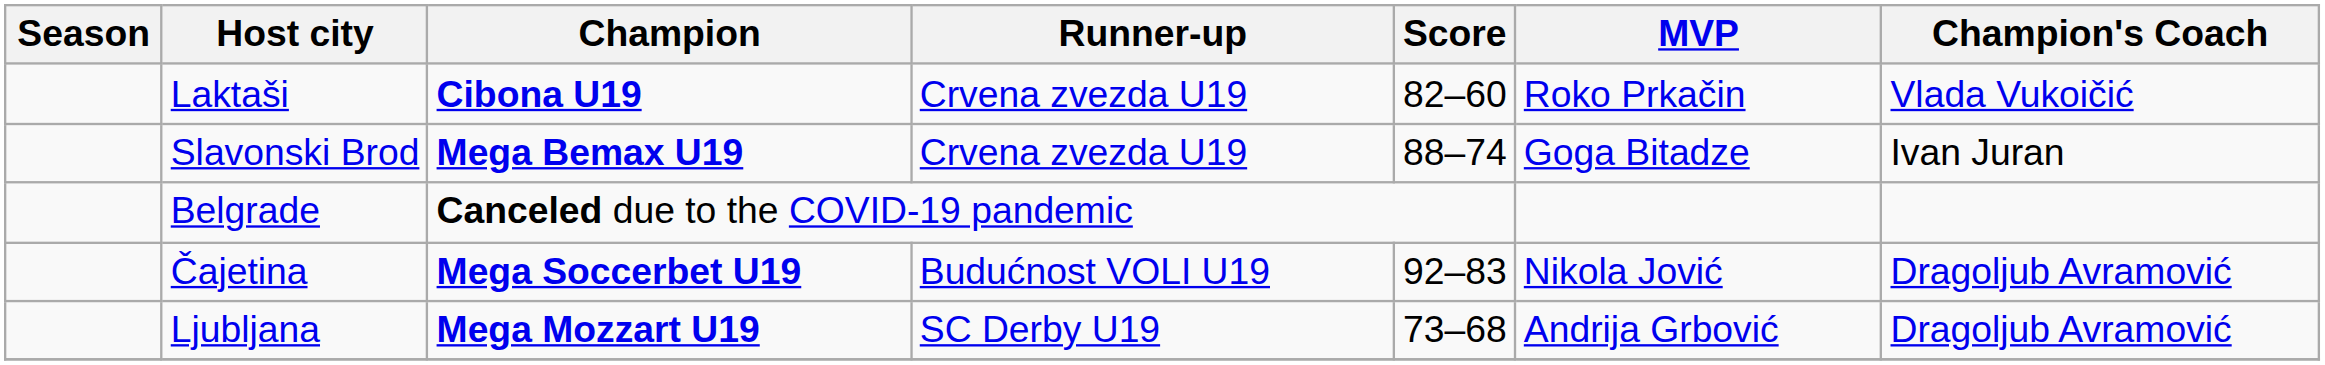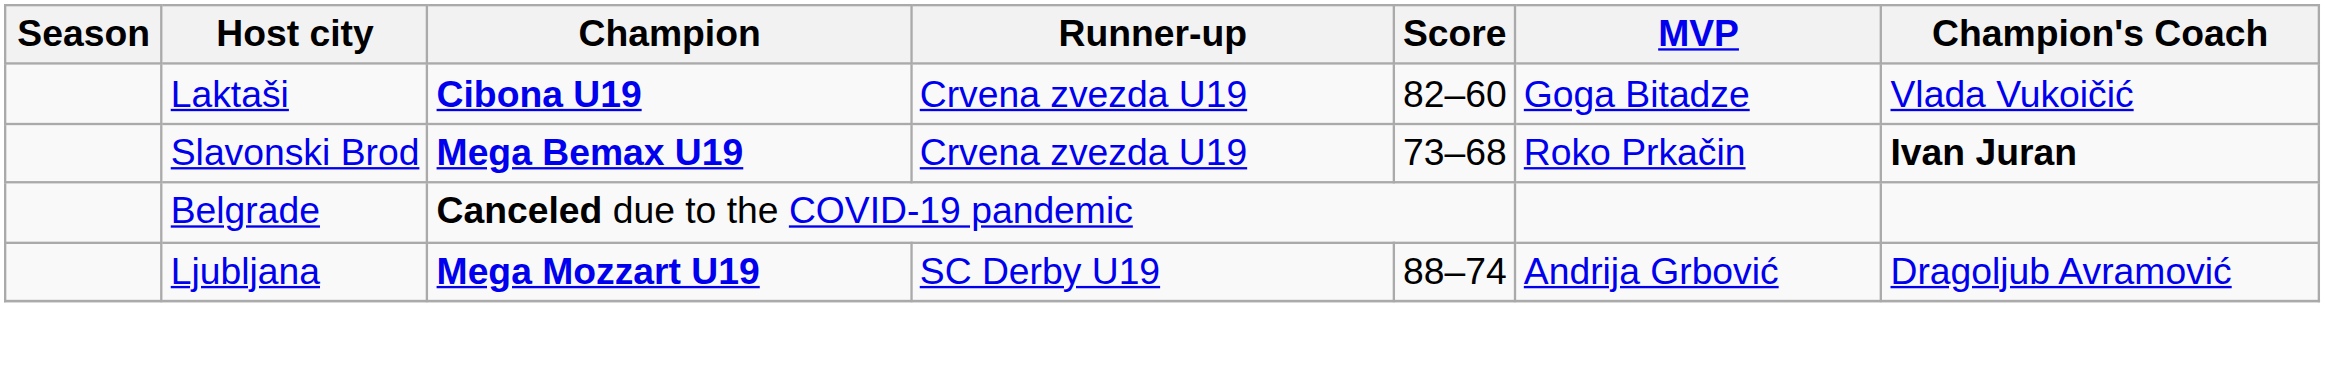(1635, 93) Roko Prkačin -> (1637, 93) Goga Bitadze
(1455, 152) 88–74 -> (1455, 152) 73–68
(1637, 152) Goga Bitadze -> (1635, 152) Roko Prkačin
(1978, 152) normal -> (1984, 152) bold
- row: (239, 270)
(1455, 329) 73–68 -> (1455, 270) 88–74
